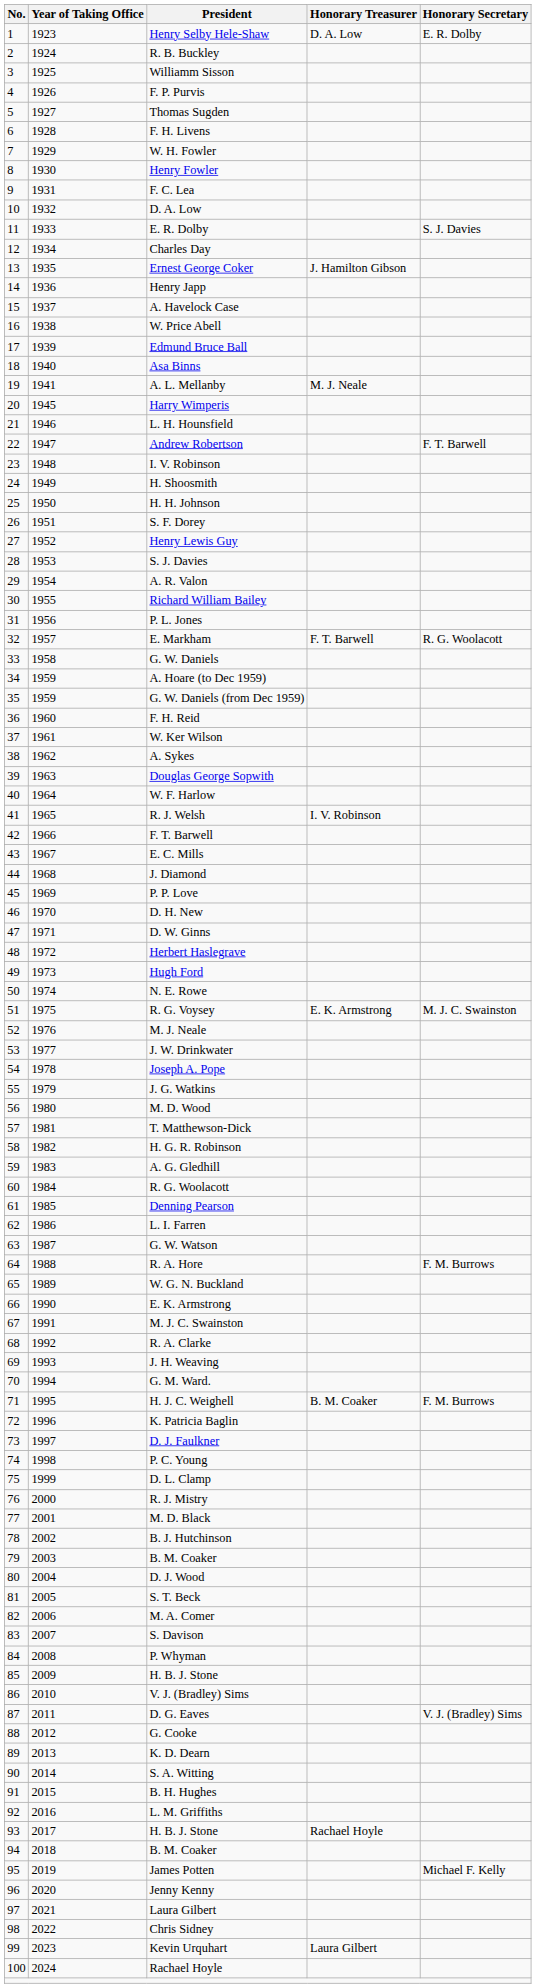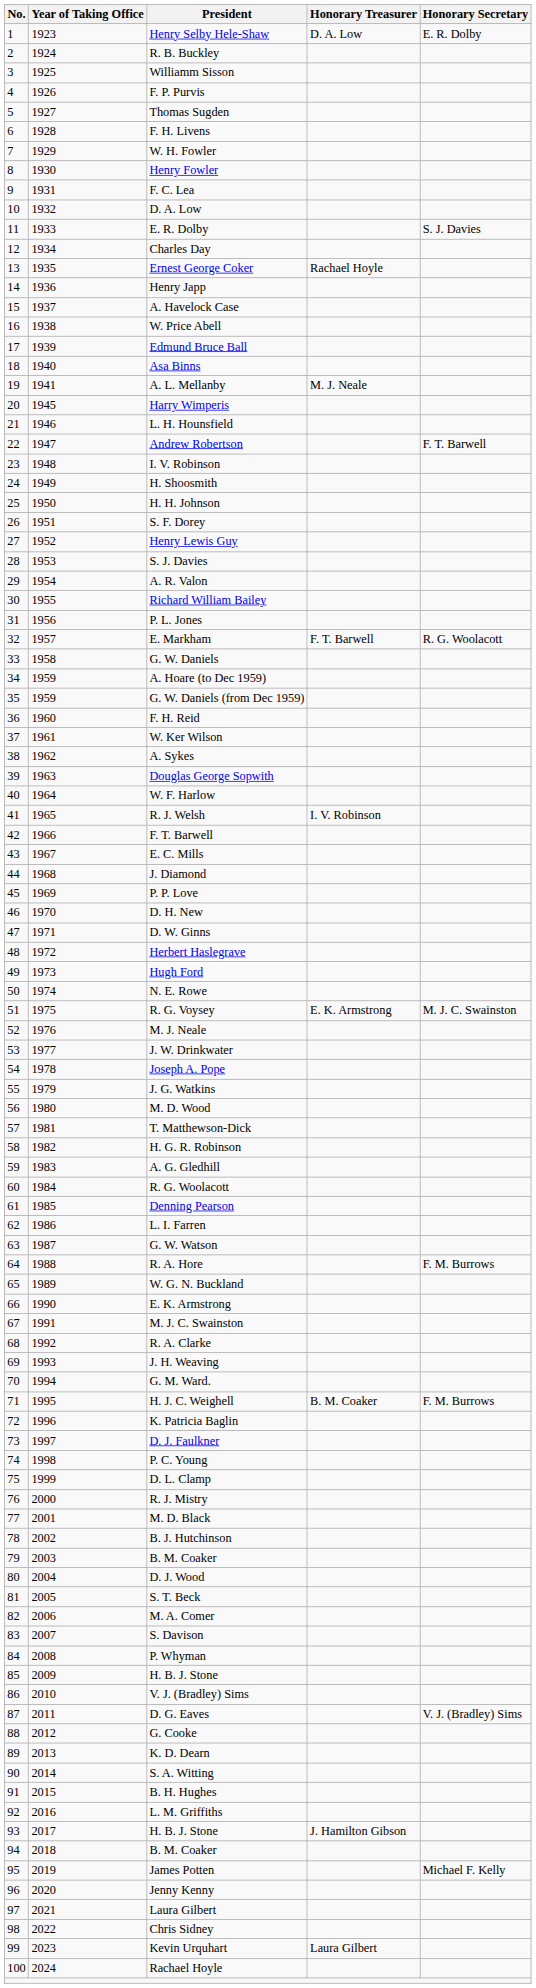(358, 268) J. Hamilton Gibson -> (347, 268) Rachael Hoyle
(347, 1831) Rachael Hoyle -> (358, 1831) J. Hamilton Gibson
